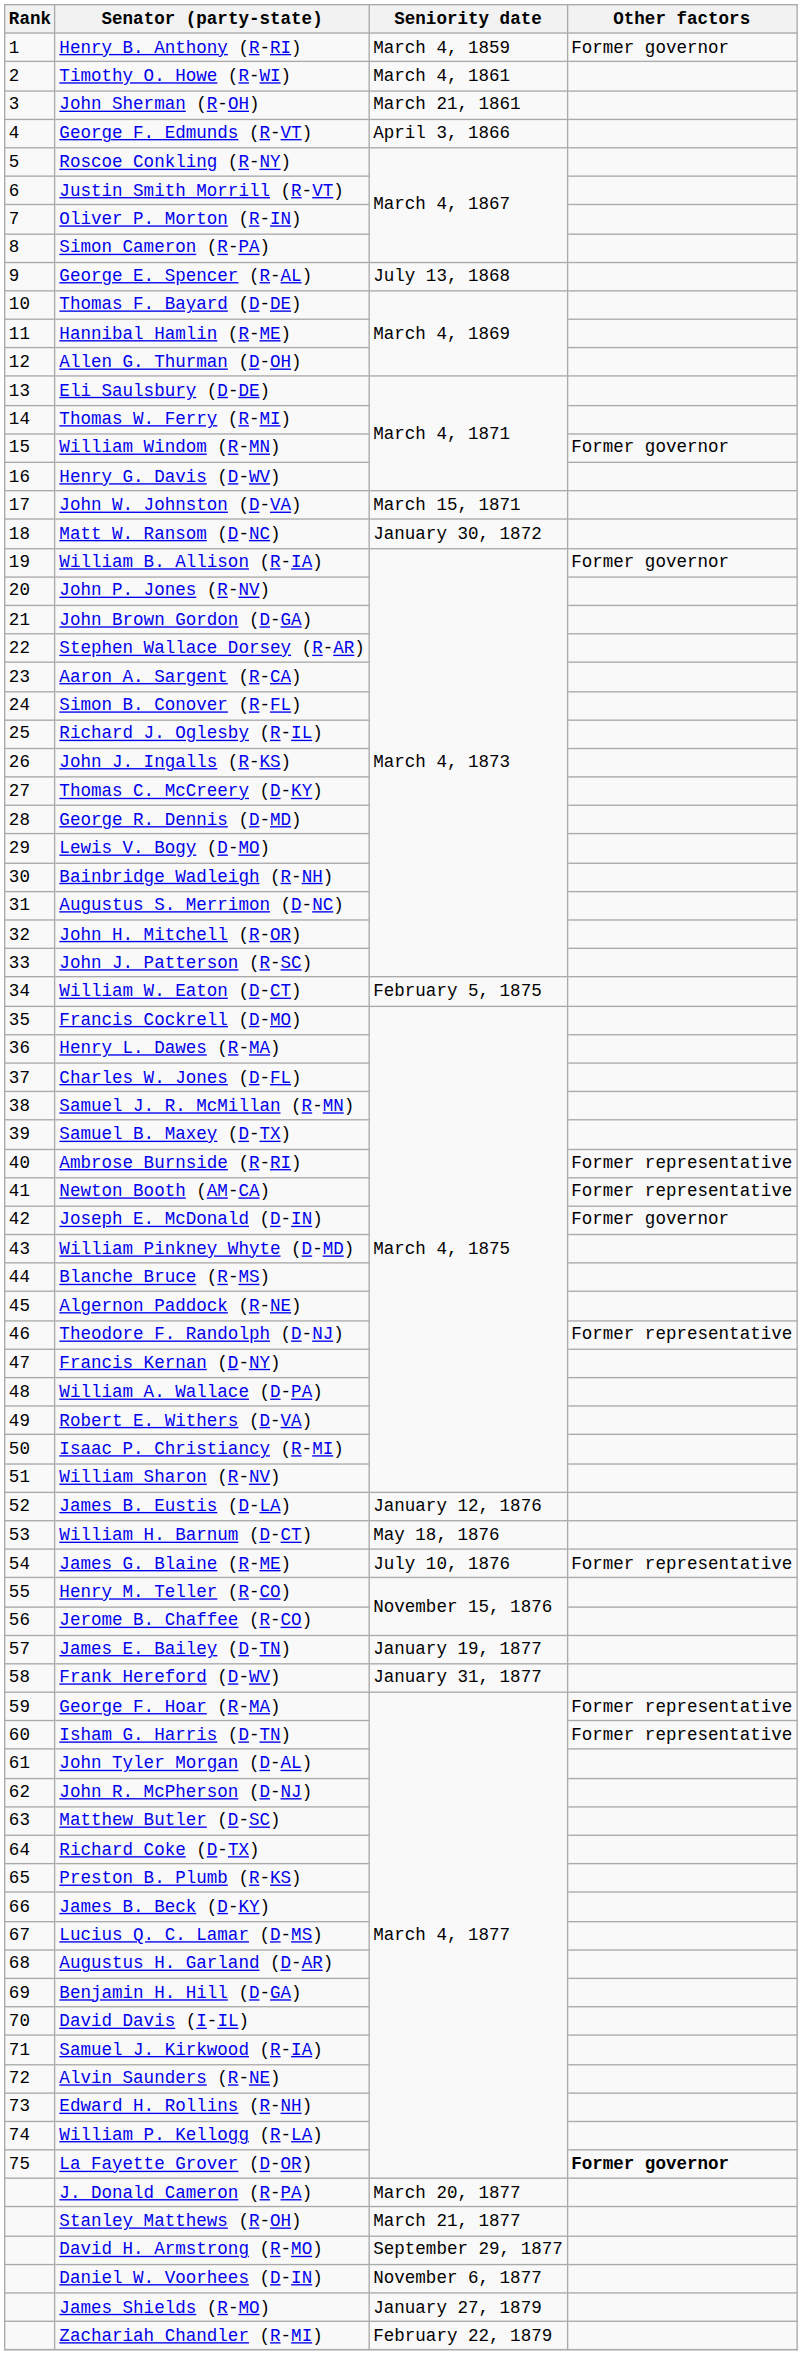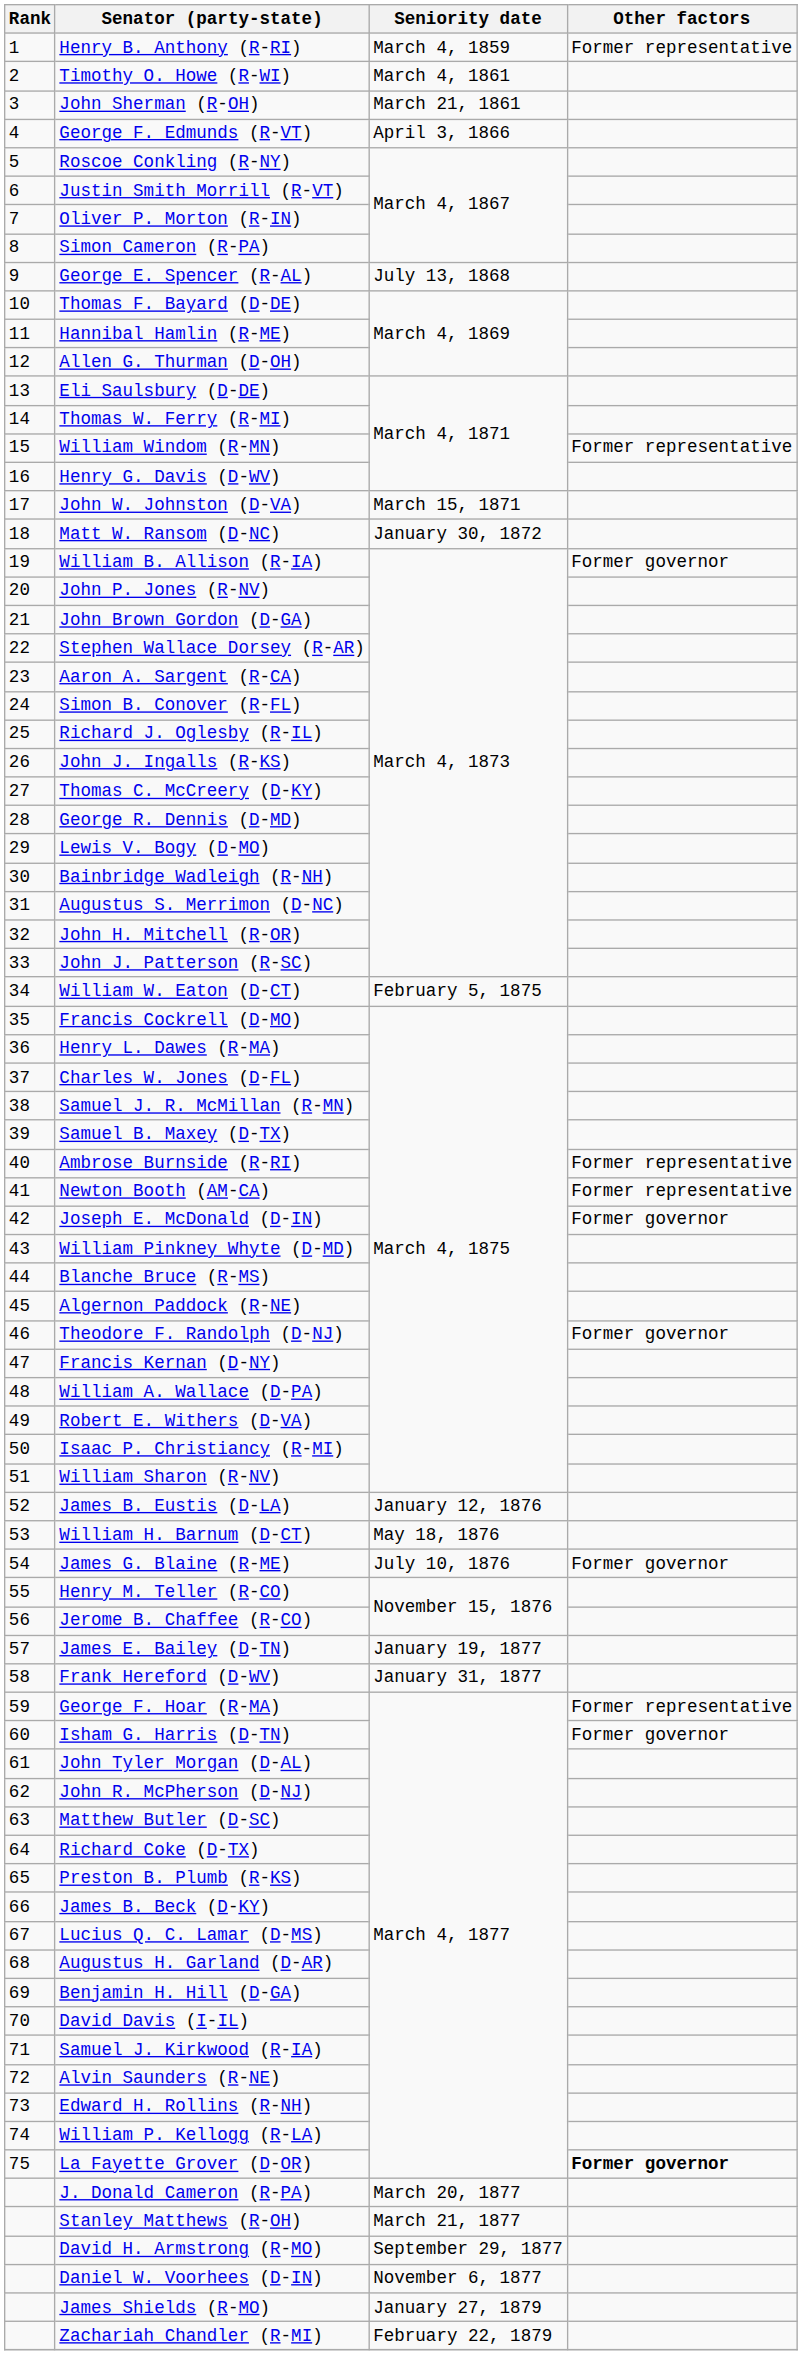(650, 48) Former governor -> (682, 48) Former representative
(650, 448) Former governor -> (682, 448) Former representative
(682, 1335) Former representative -> (650, 1335) Former governor
(682, 1564) Former representative -> (650, 1564) Former governor
(682, 1735) Former representative -> (650, 1735) Former governor
